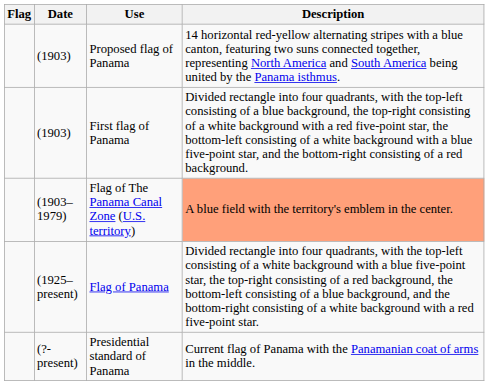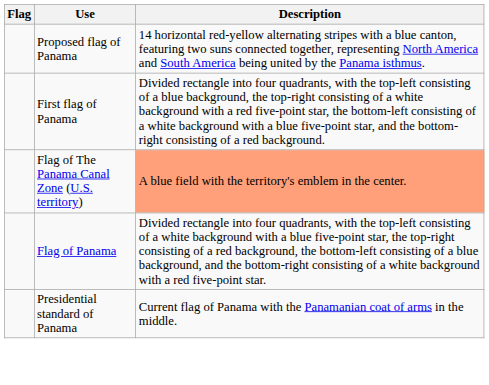- column: (60, 14)
